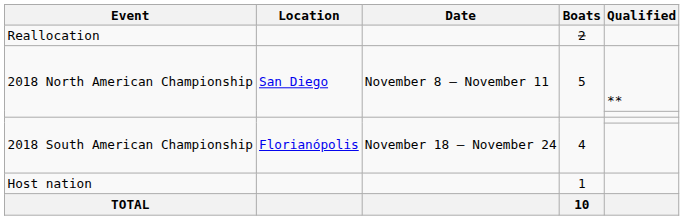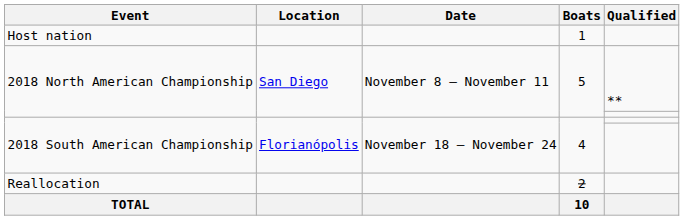rows swapped: (50, 184) <-> (54, 36)
